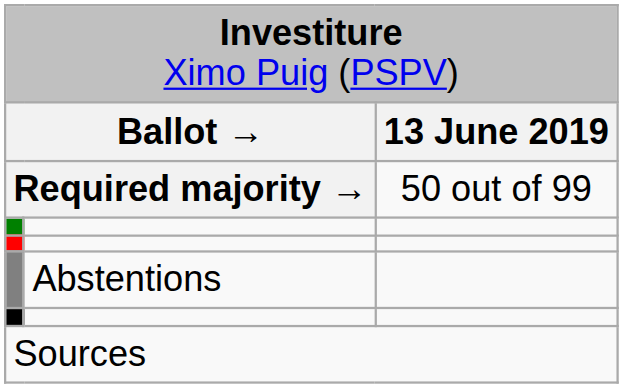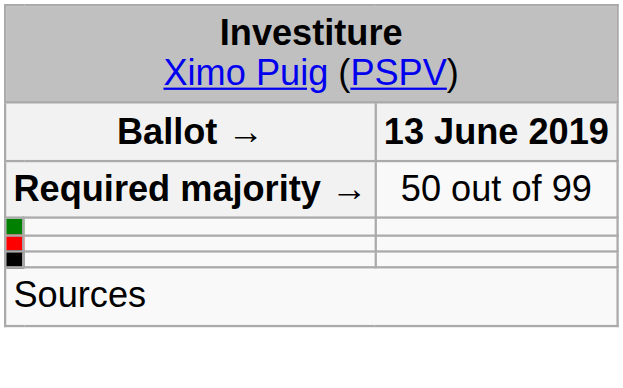- row: (15, 280)
